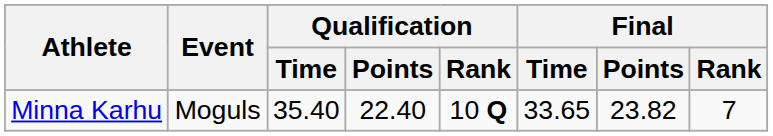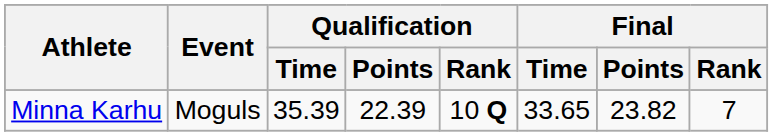(306, 111) 35.40 -> (306, 111) 35.39
(393, 111) 22.40 -> (393, 111) 22.39
